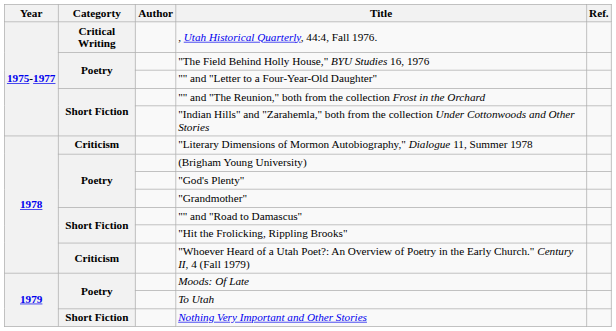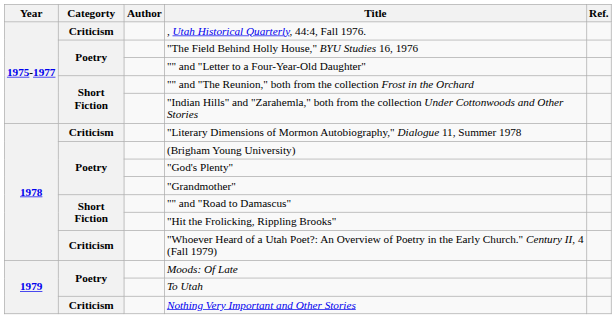(97, 37) Critical Writing -> (91, 31) Criticism
(97, 317) Short Fiction -> (91, 305) Criticism
